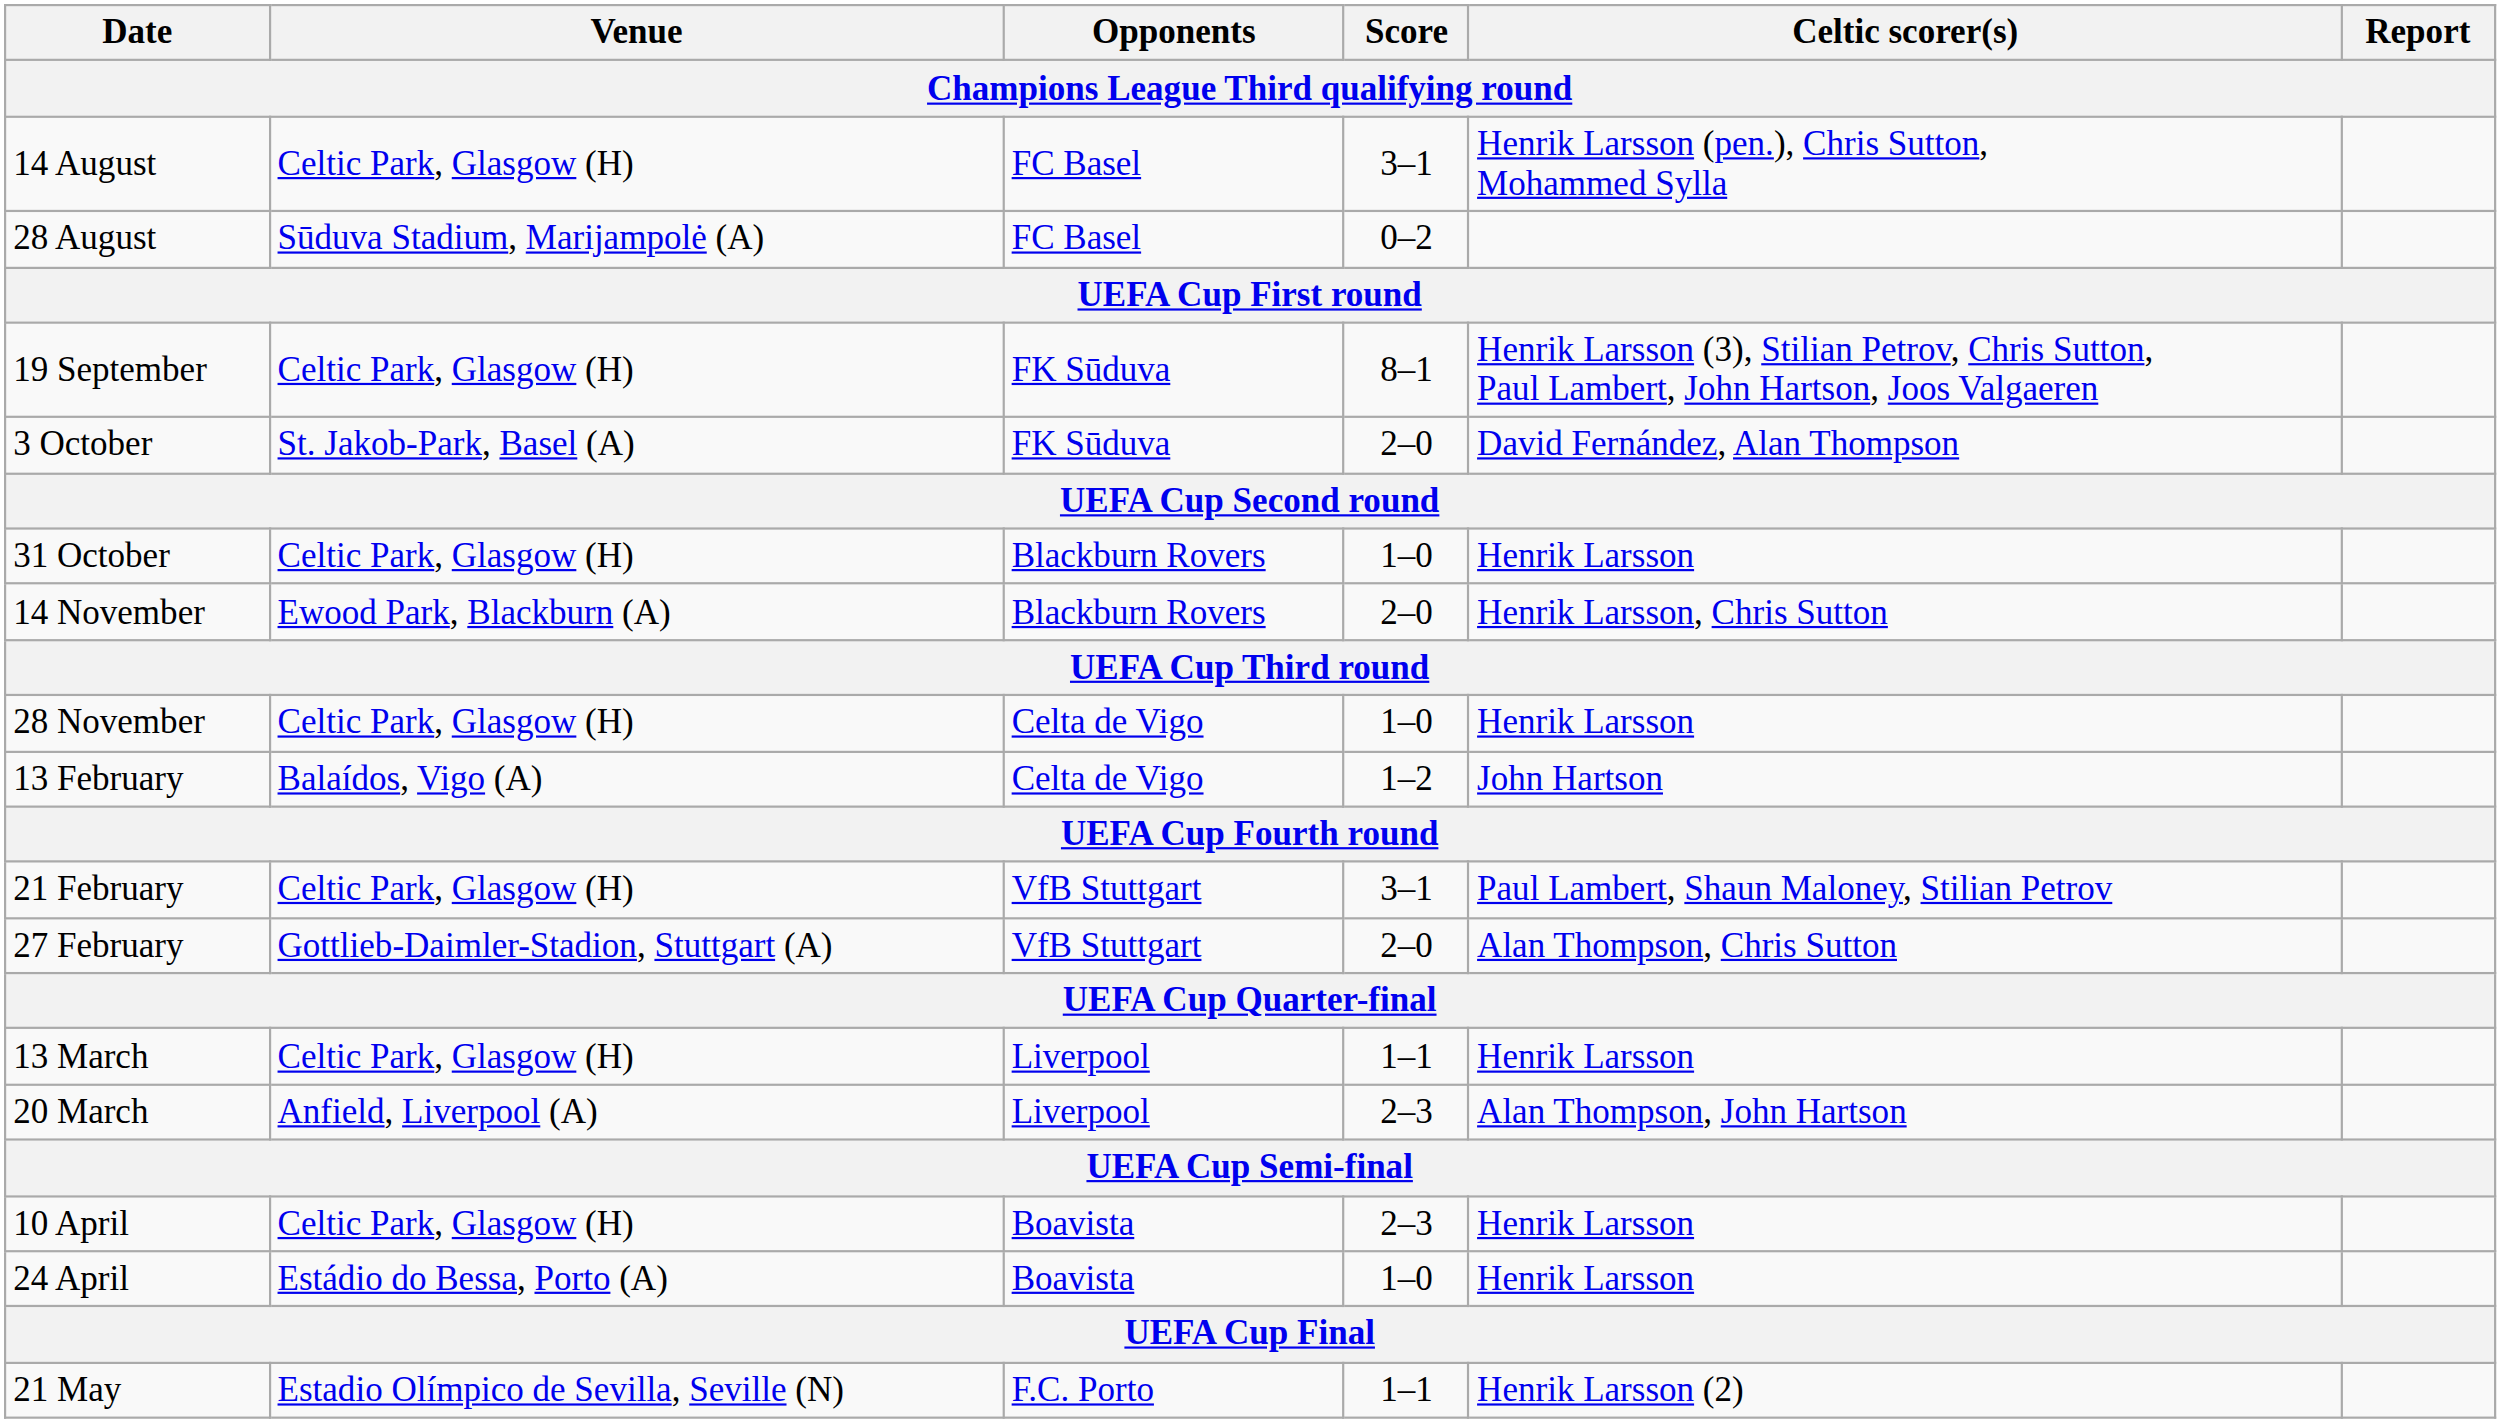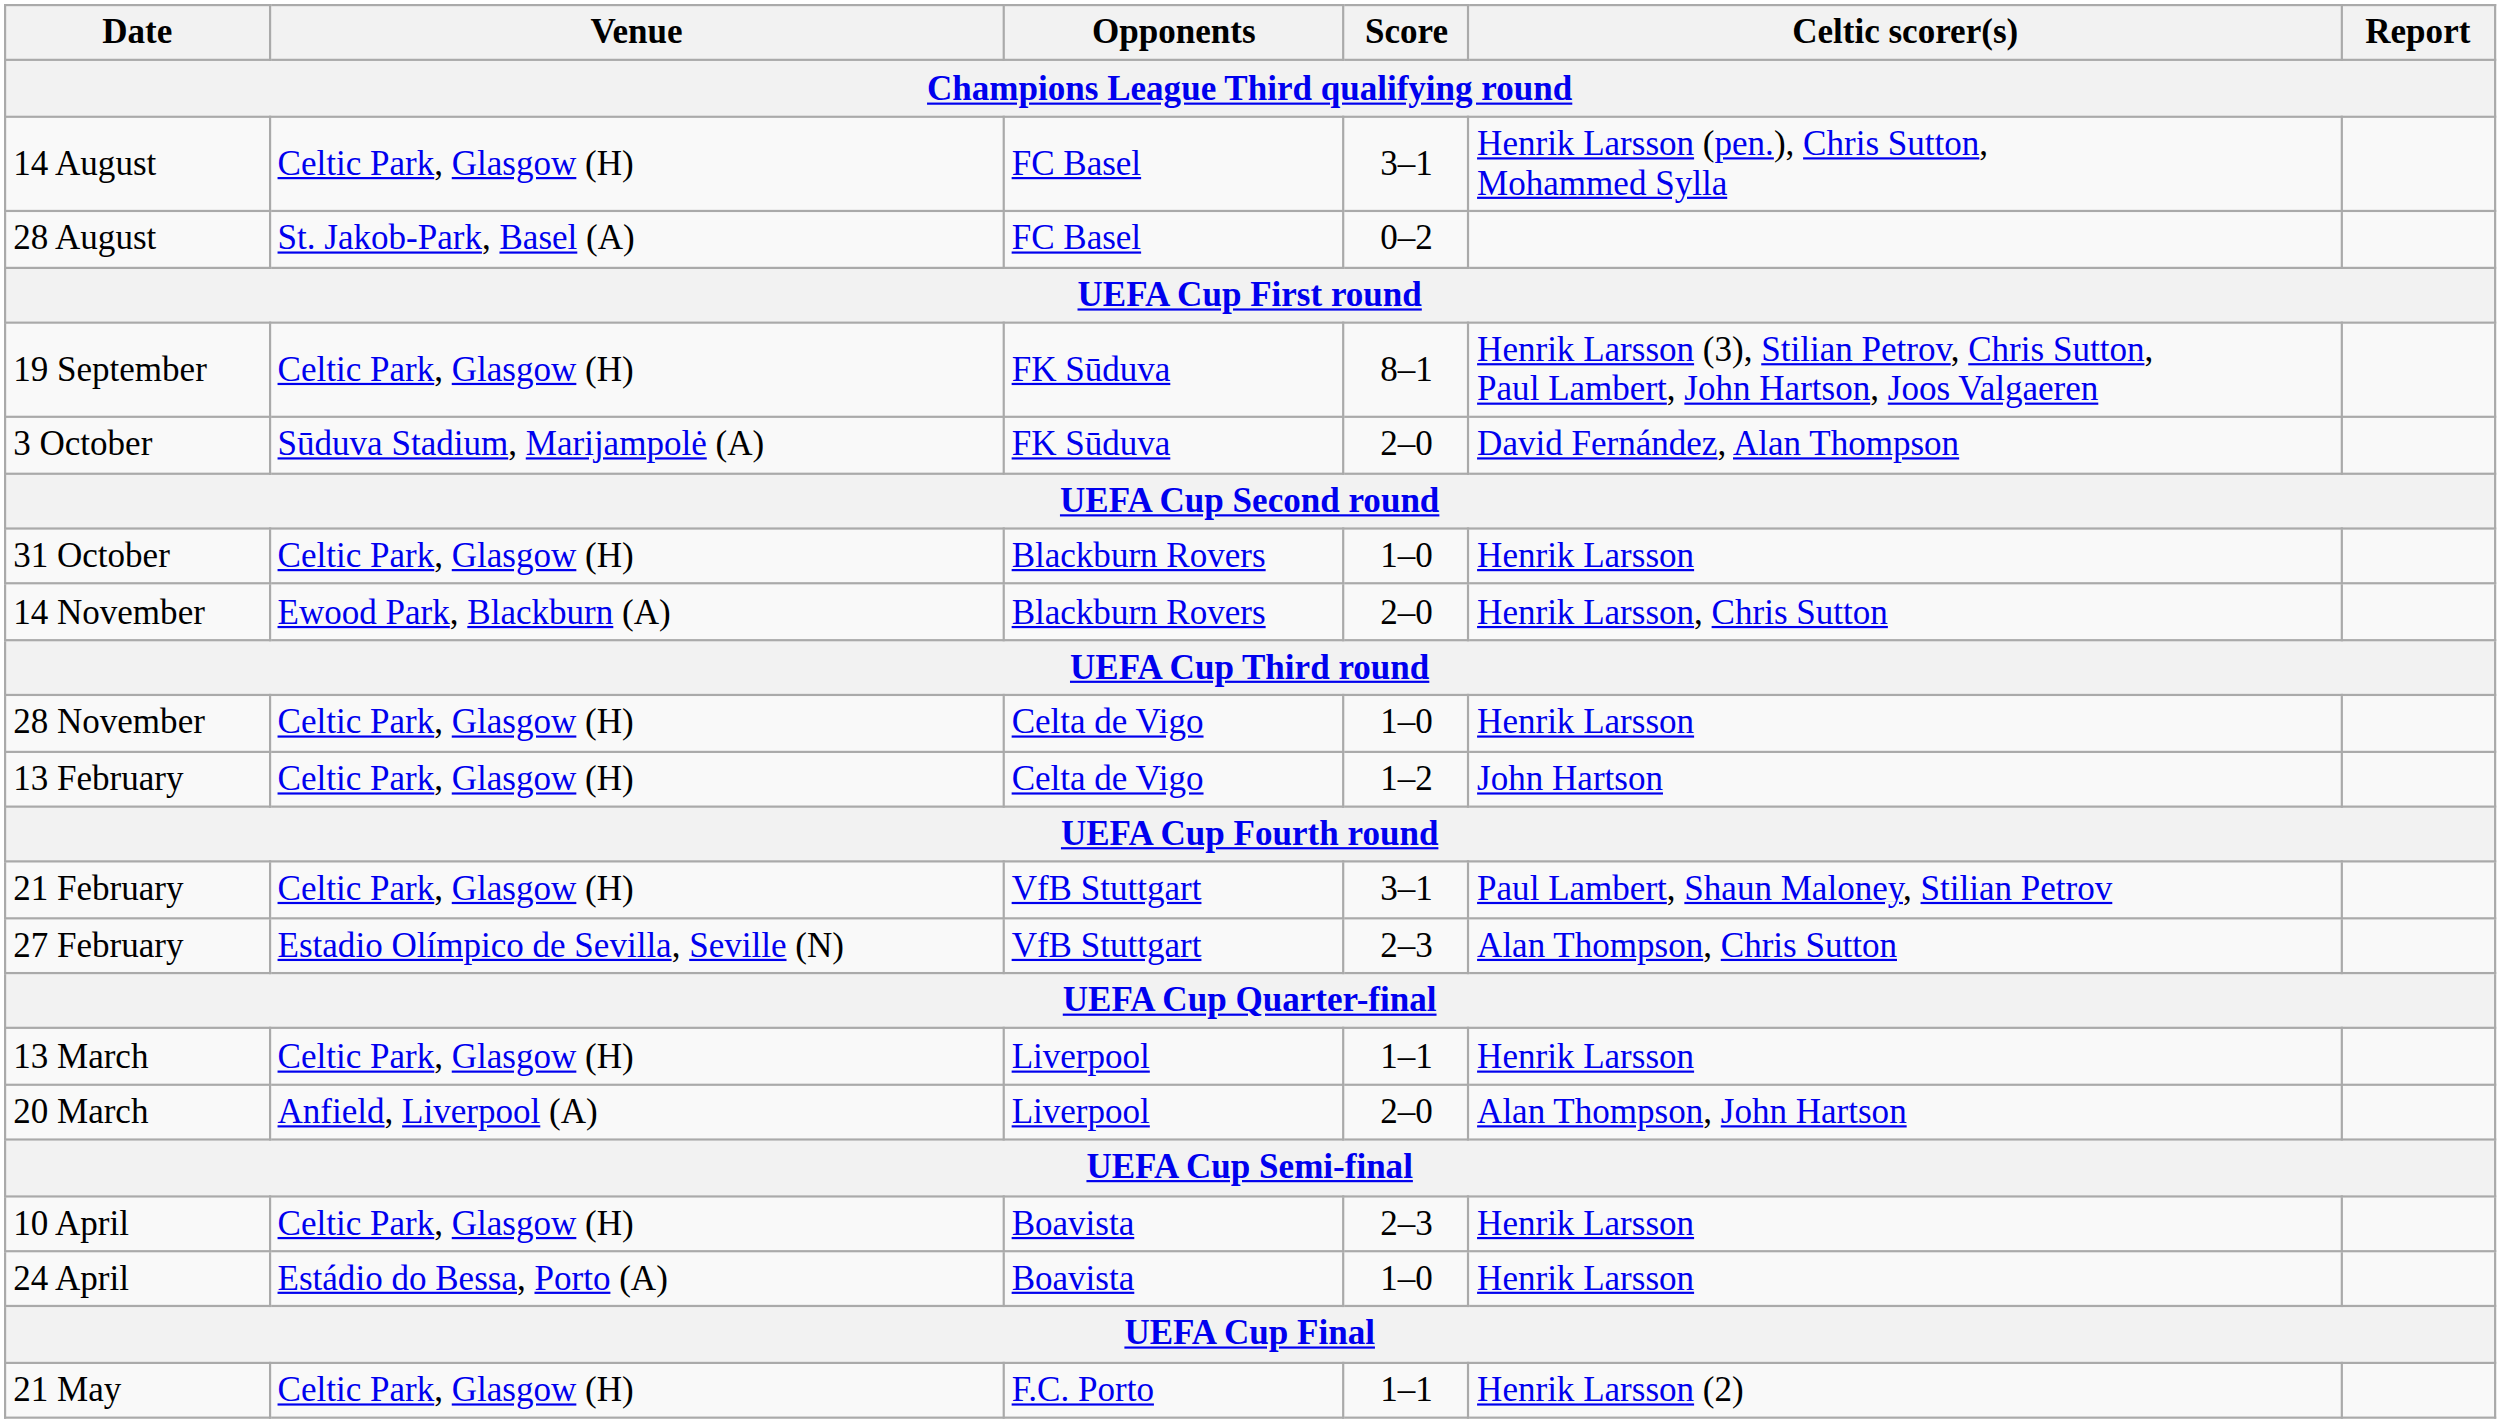(521, 238) Sūduva Stadium, Marijampolė (A) -> (456, 238) St. Jakob-Park, Basel (A)
(456, 444) St. Jakob-Park, Basel (A) -> (521, 444) Sūduva Stadium, Marijampolė (A)
(410, 777) Balaídos, Vigo (A) -> (456, 777) Celtic Park, Glasgow (H)
(555, 944) Gottlieb-Daimler-Stadion, Stuttgart (A) -> (561, 944) Estadio Olímpico de Sevilla, Seville (N)
(1406, 944) 2–0 -> (1406, 944) 2–3
(1406, 1111) 2–3 -> (1406, 1111) 2–0
(561, 1389) Estadio Olímpico de Sevilla, Seville (N) -> (456, 1389) Celtic Park, Glasgow (H)
